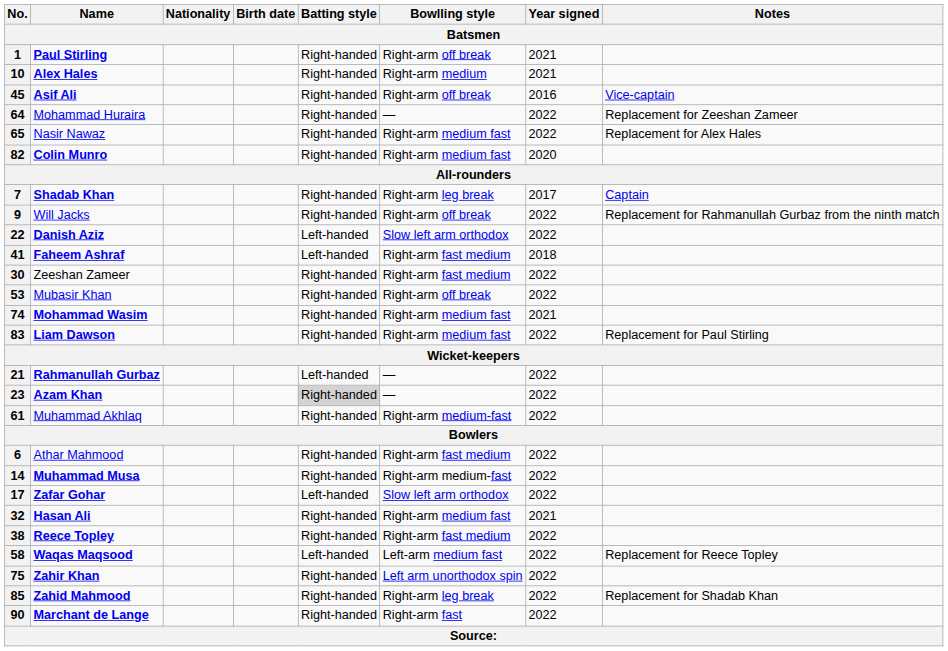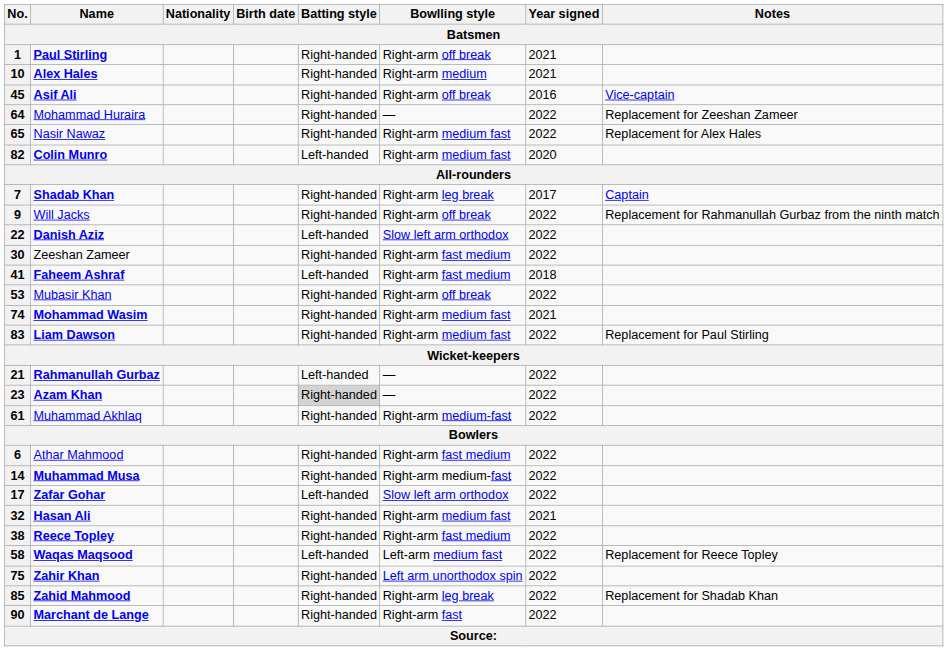(339, 154) Right-handed -> (335, 154) Left-handed
rows swapped: (17, 275) <-> (17, 255)
